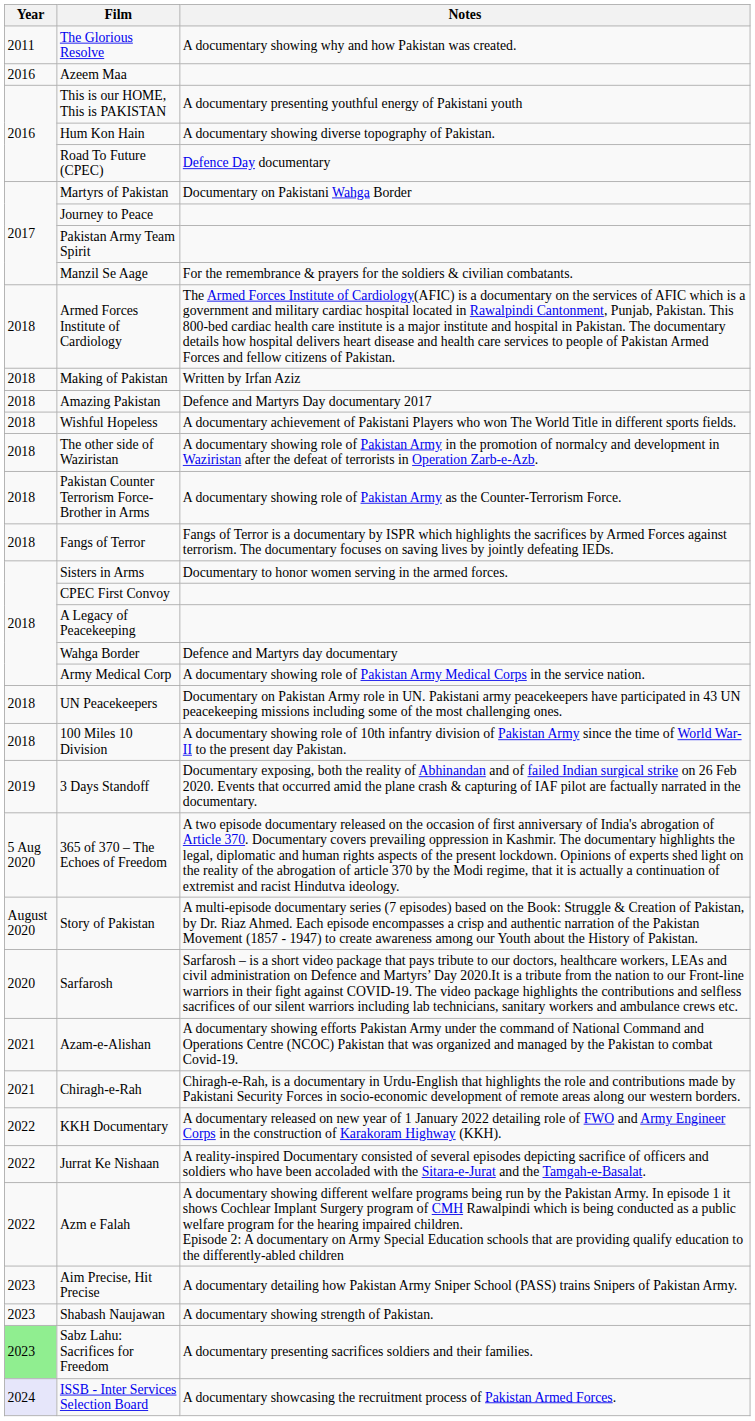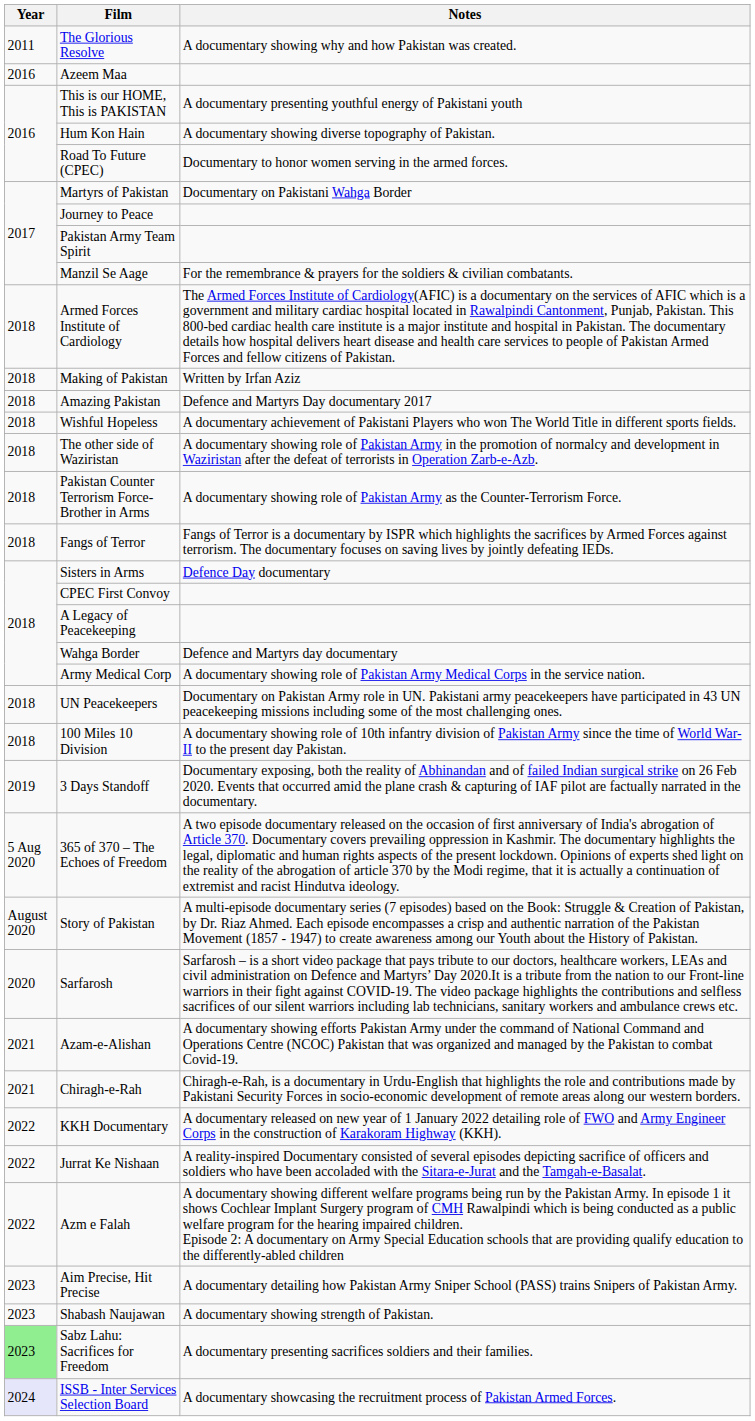(257, 163) Defence Day documentary -> (345, 163) Documentary to honor women serving in the armed forces.
(345, 572) Documentary to honor women serving in the armed forces. -> (257, 572) Defence Day documentary
